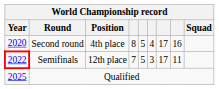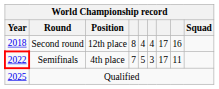(17, 43) 2020 -> (17, 43) 2018
(107, 43) 4th place -> (107, 43) 12th place
(143, 43) 5 -> (143, 43) 4
(107, 60) 12th place -> (107, 60) 4th place
